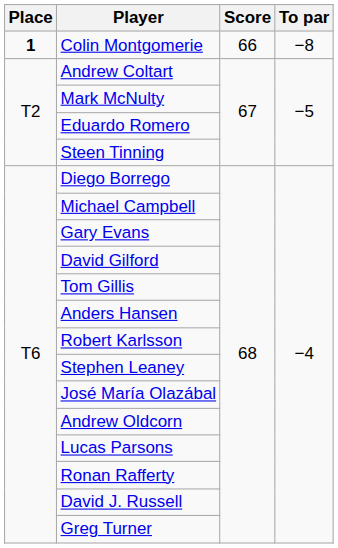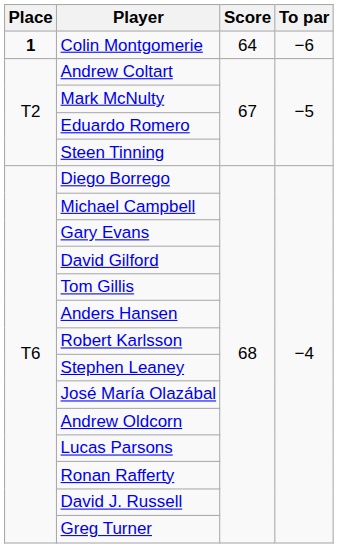(247, 44) 66 -> (247, 44) 64
(304, 44) −8 -> (304, 44) −6
